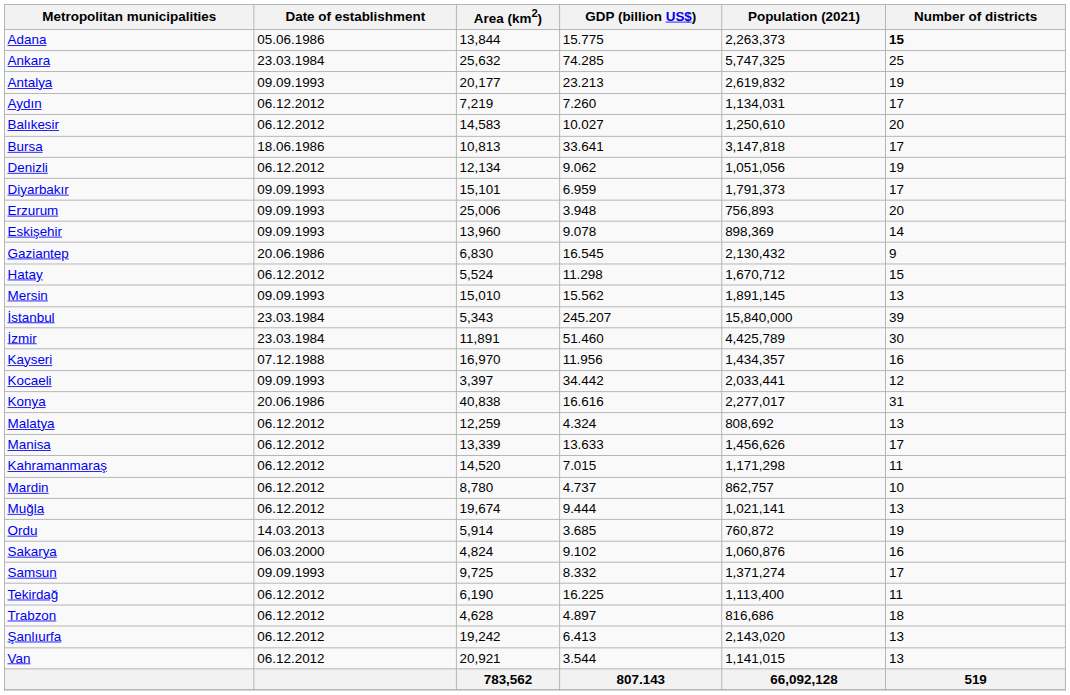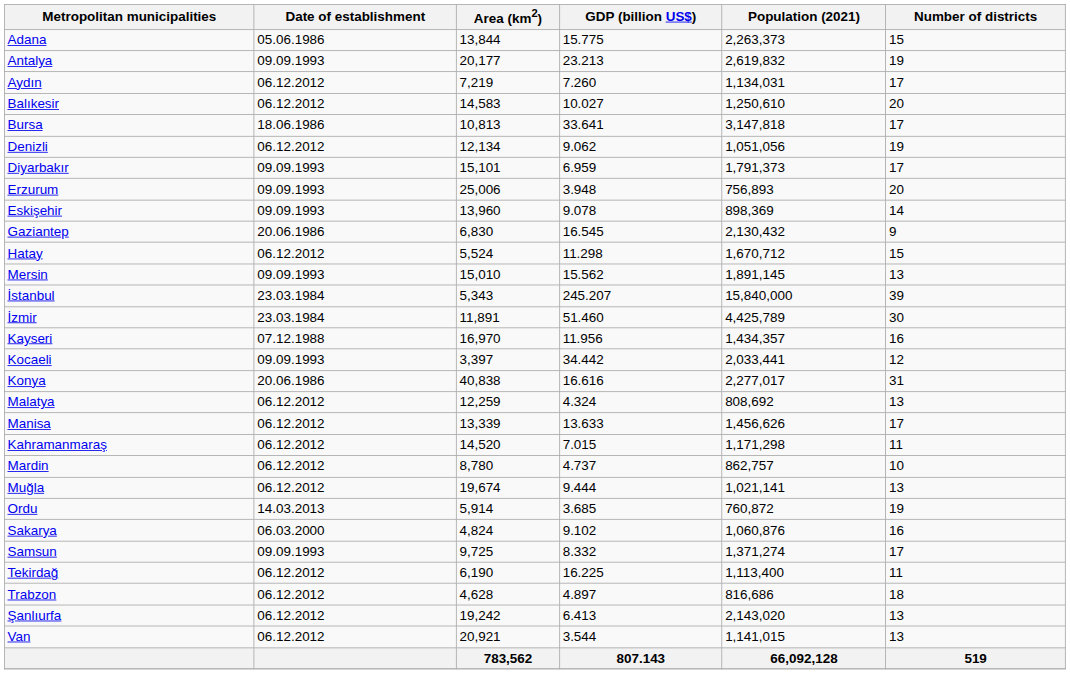(896, 40) bold -> (896, 40) normal
- row: (29, 61)
